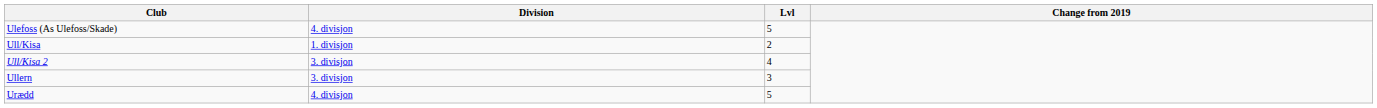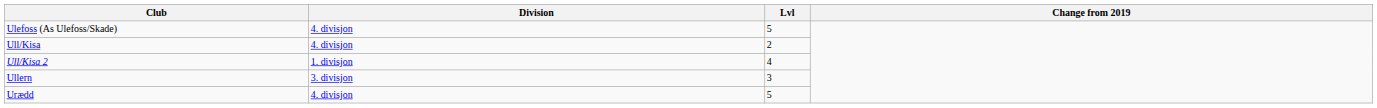(332, 45) 1. divisjon -> (332, 45) 4. divisjon
(332, 62) 3. divisjon -> (332, 62) 1. divisjon
